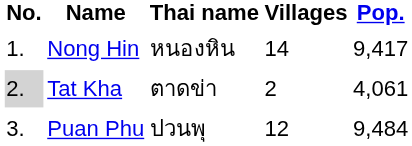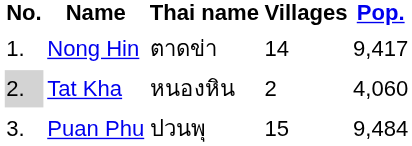(193, 49) หนองหิน -> (184, 49) ตาดข่า
(184, 89) ตาดข่า -> (193, 89) หนองหิน
(381, 88) 4,061 -> (381, 88) 4,060
(277, 128) 12 -> (277, 128) 15
